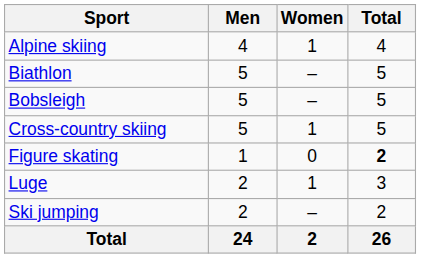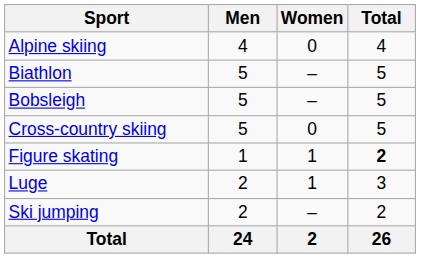(312, 45) 1 -> (312, 45) 0
(312, 128) 1 -> (312, 128) 0
(312, 156) 0 -> (312, 156) 1
